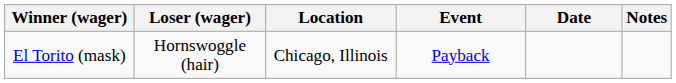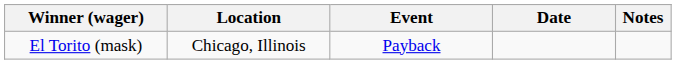- column: (200, 18)
